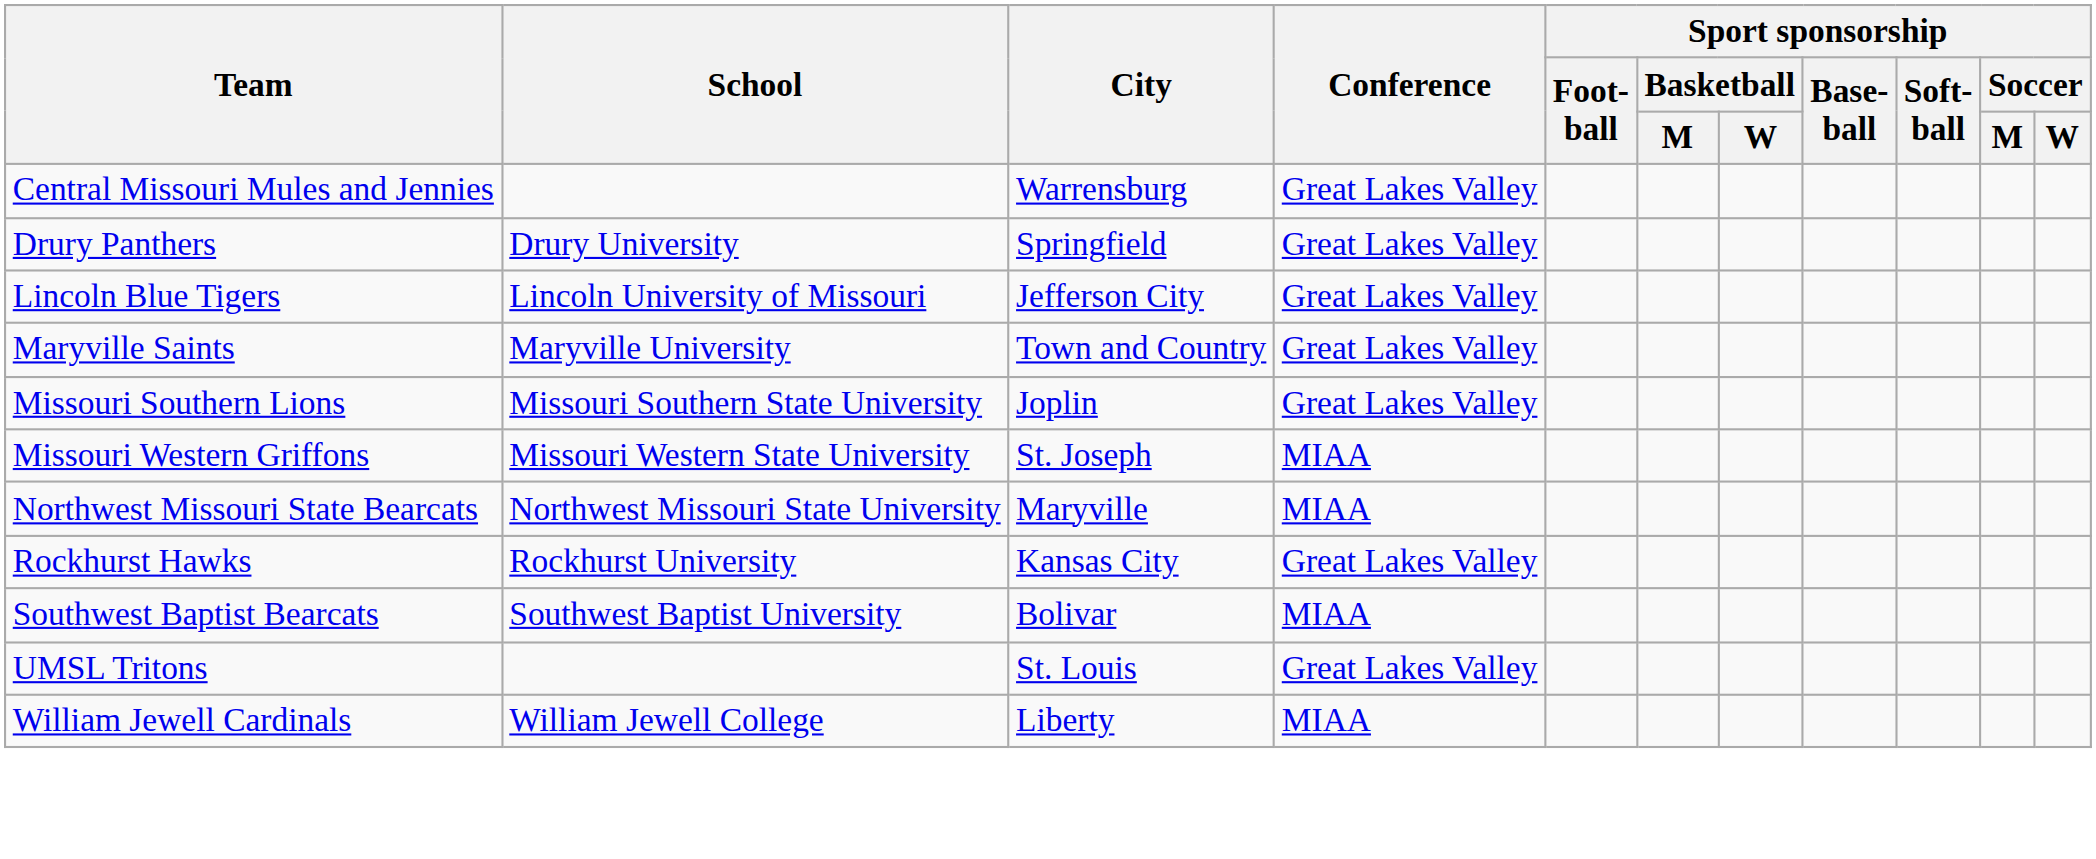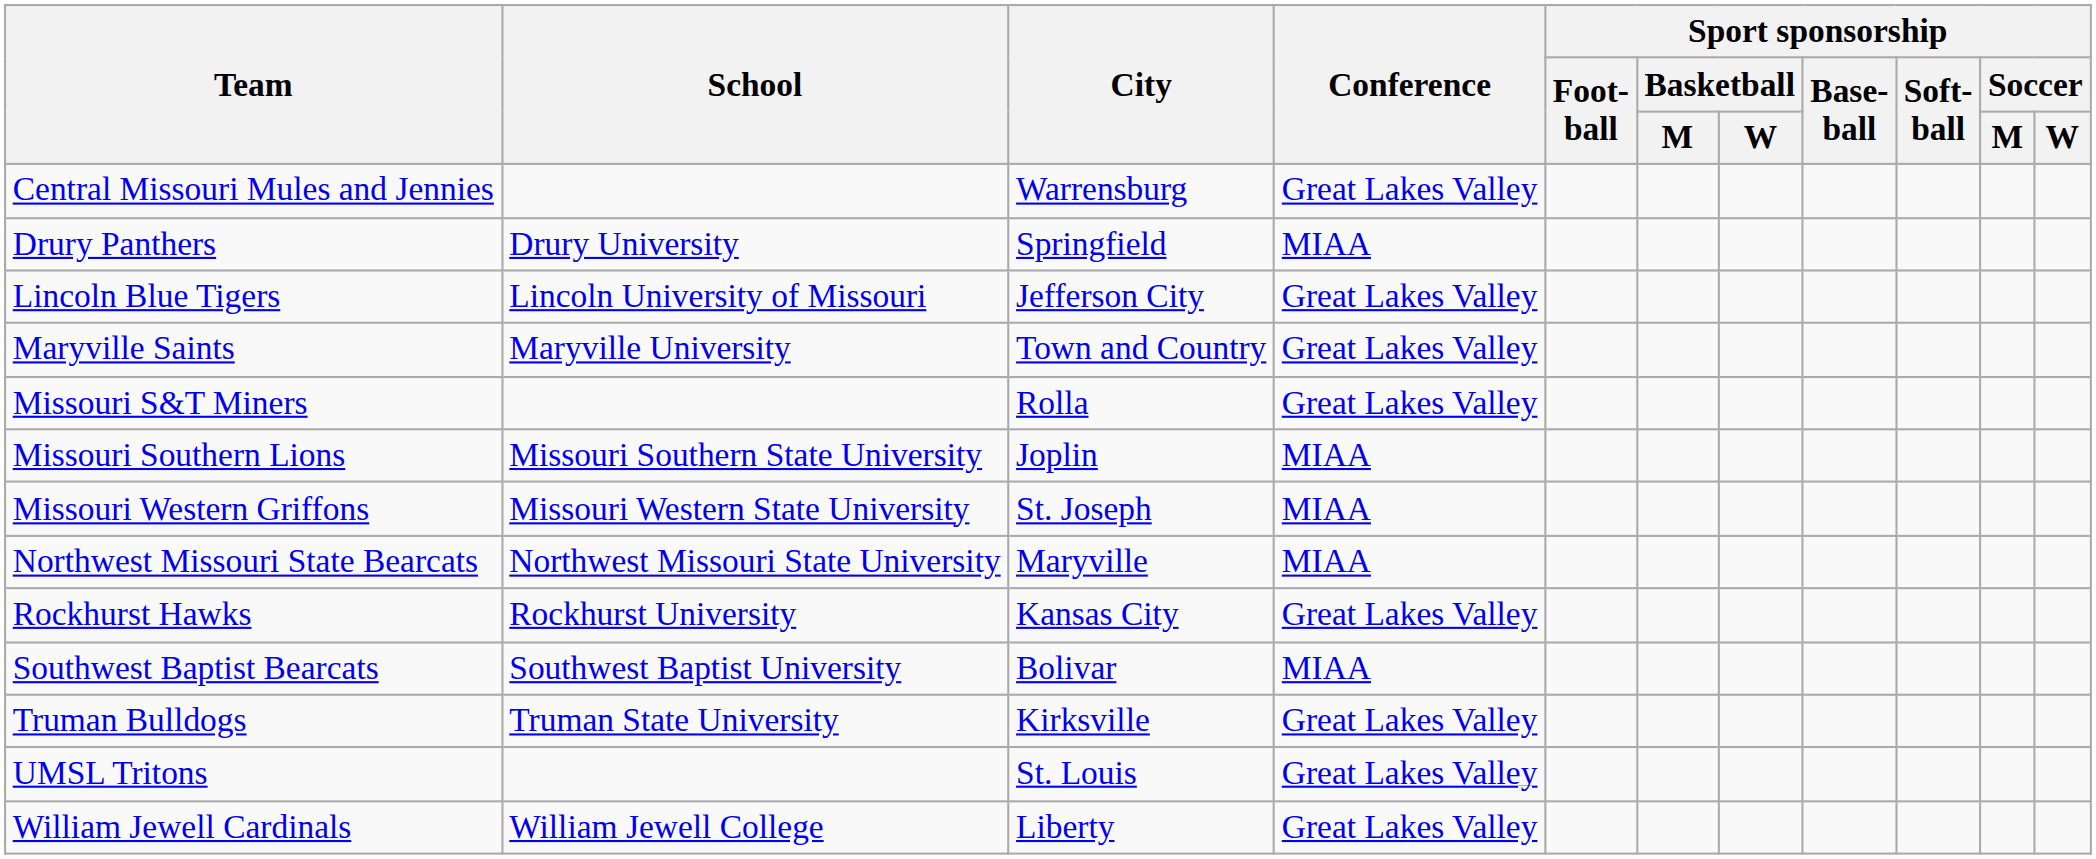(1410, 243) Great Lakes Valley -> (1326, 243) MIAA
+ row: (160, 402)
(1410, 402) Great Lakes Valley -> (1326, 455) MIAA
+ row: (130, 720)
(1326, 720) MIAA -> (1410, 826) Great Lakes Valley
